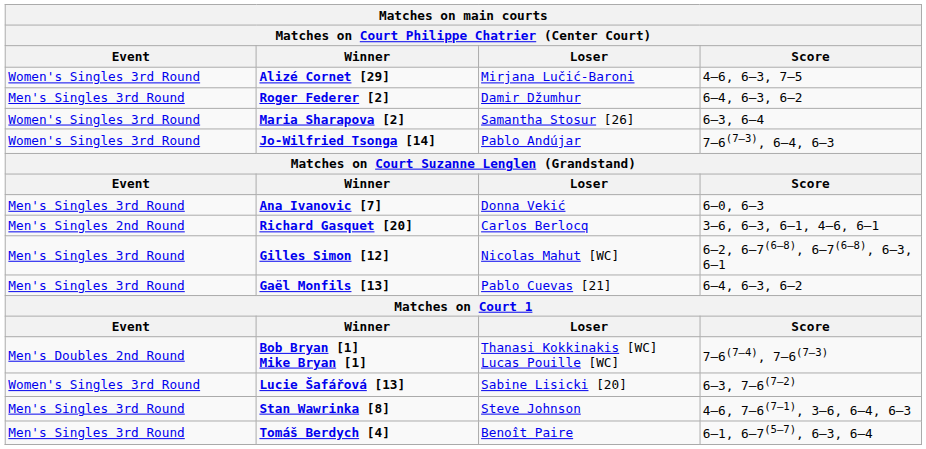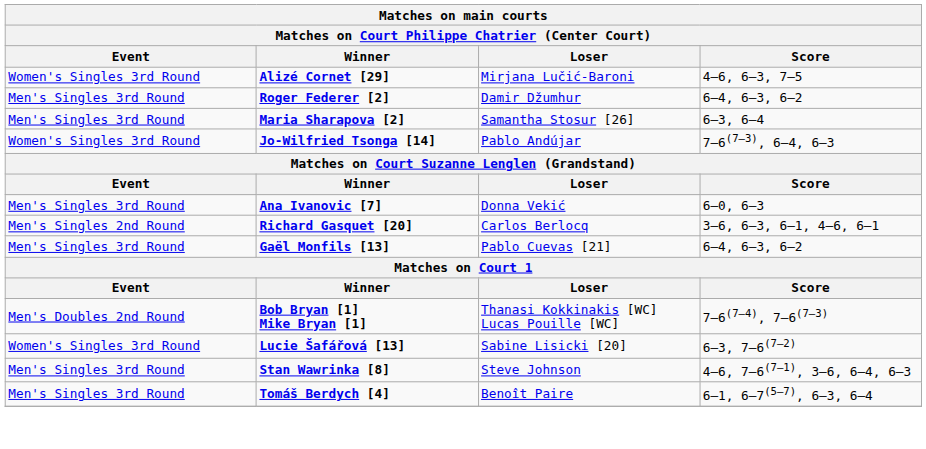(104, 119) Women's Singles 3rd Round -> (97, 119) Men's Singles 3rd Round
- row: (325, 256)
